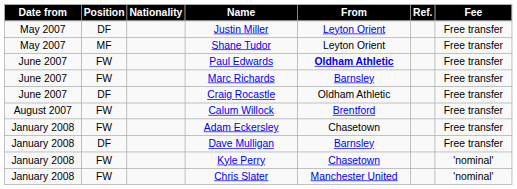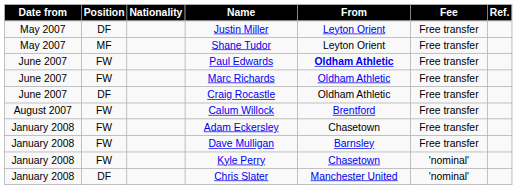columns swapped: (473, 13) <-> (423, 13)
(354, 78) Barnsley -> (354, 78) Oldham Athletic
(104, 144) DF -> (104, 144) FW
(104, 177) FW -> (104, 177) DF
